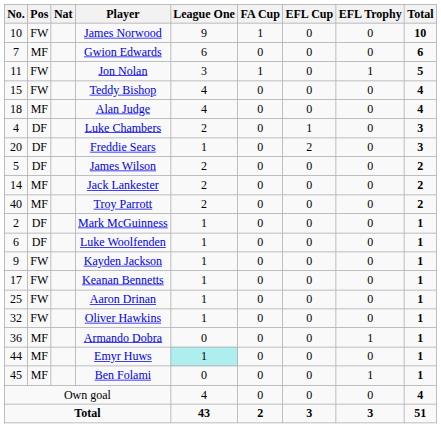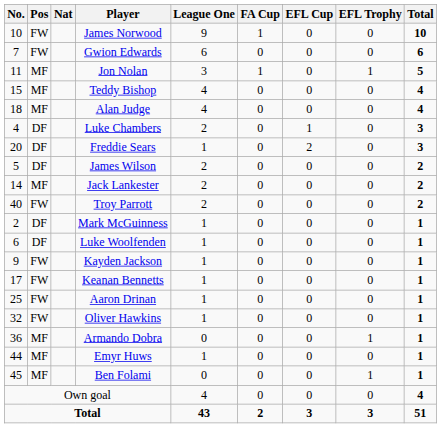(39, 52) MF -> (39, 52) FW
(39, 71) FW -> (39, 71) MF
(39, 90) FW -> (39, 90) MF
(39, 204) MF -> (39, 204) FW
(204, 356) paleturquoise background -> (204, 356) no background
